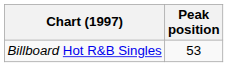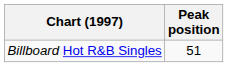(194, 51) 53 -> (194, 51) 51
